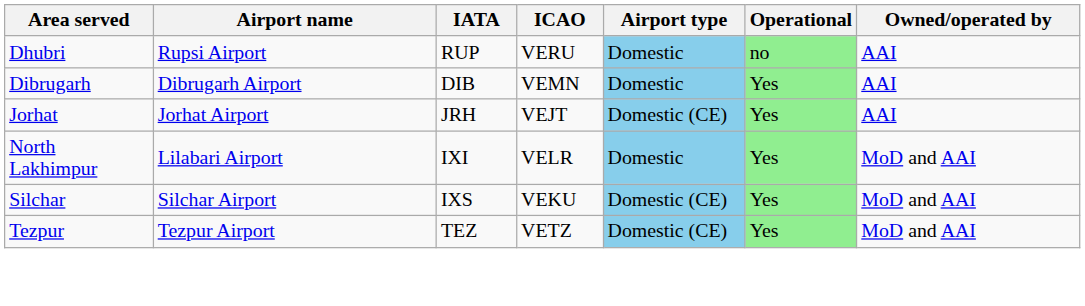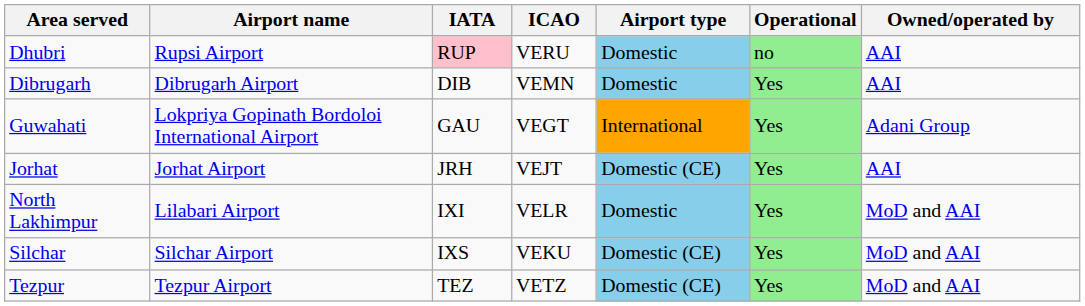(460, 51) no background -> (456, 51) pink background
+ row: (48, 125)
